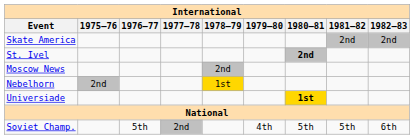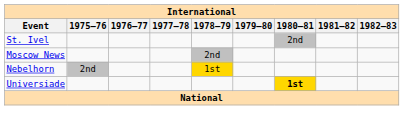- row: (41, 40)
(306, 55) bold -> (295, 40) normal
- row: (41, 127)
